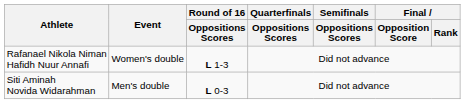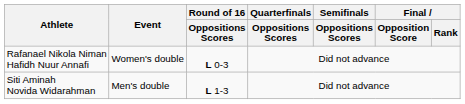(217, 64) L 1-3 -> (217, 64) L 0-3
(217, 90) L 0-3 -> (217, 90) L 1-3
